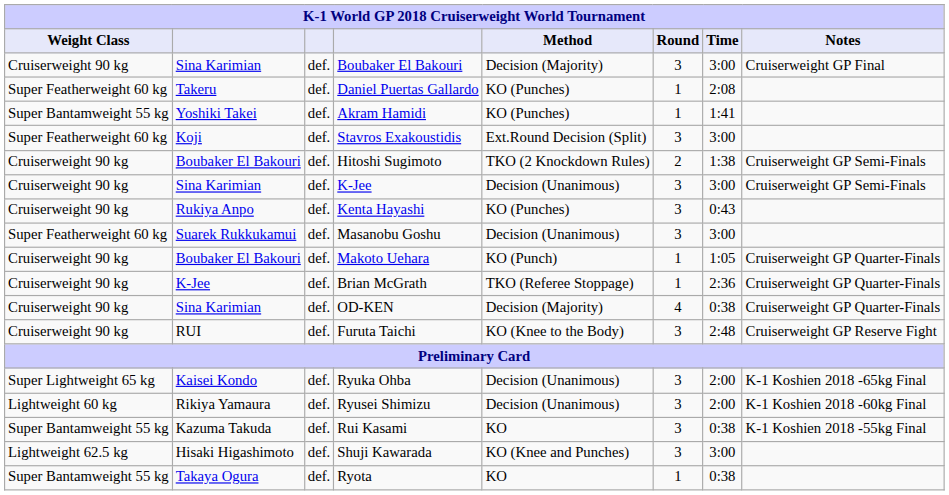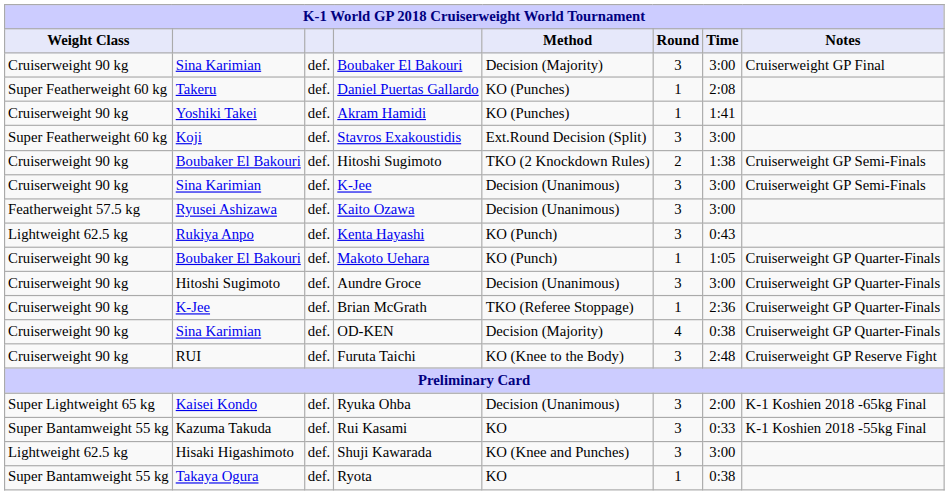(88, 113) Super Bantamweight 55 kg -> (68, 113) Cruiserweight 90 kg
+ row: (376, 210)
(68, 210) Cruiserweight 90 kg -> (68, 234) Lightweight 62.5 kg
(528, 210) KO (Punches) -> (521, 234) KO (Punch)
- row: (389, 234)
+ row: (379, 283)
- row: (384, 404)
(722, 428) 0:38 -> (722, 428) 0:33
